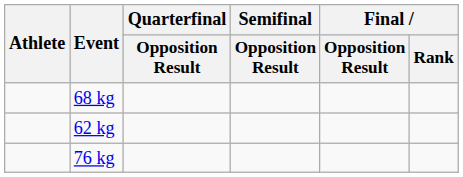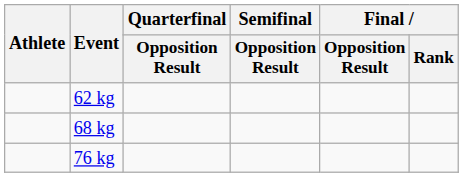rows swapped: (94, 128) <-> (94, 98)
